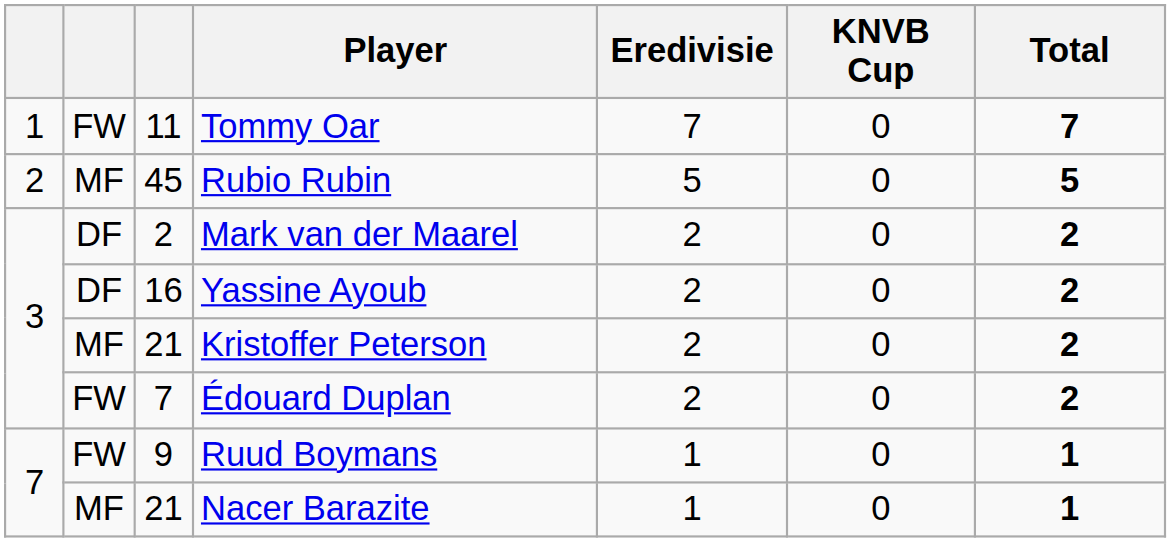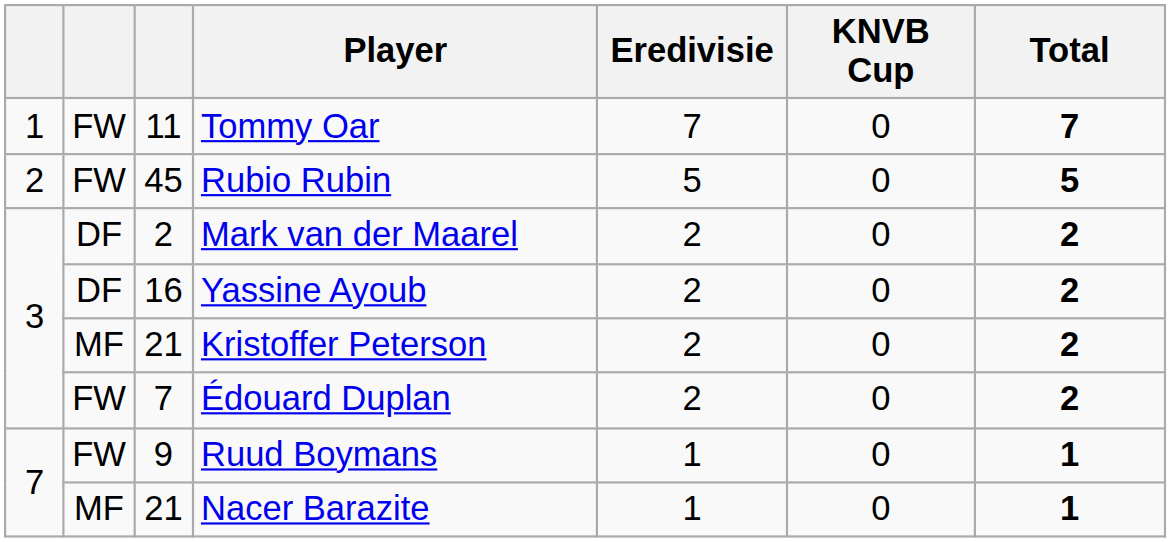(99, 180) MF -> (99, 180) FW
